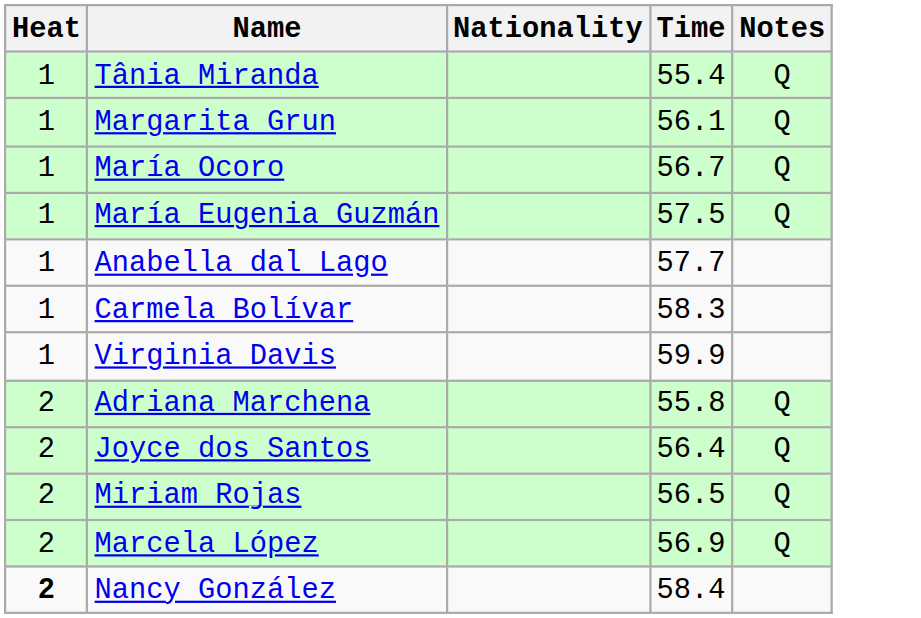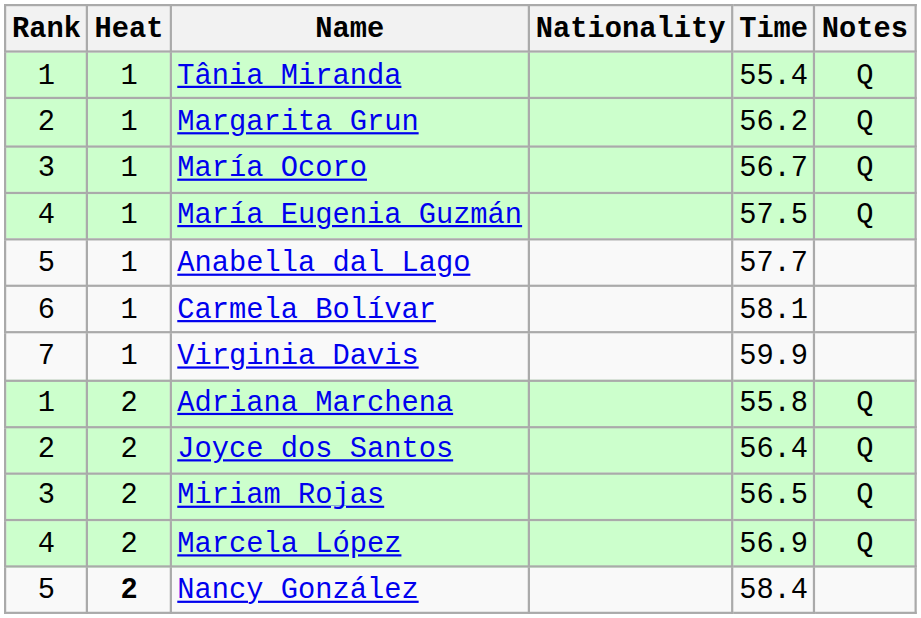+ column: (46, 29)
(691, 122) 56.1 -> (774, 122) 56.2
(691, 309) 58.3 -> (774, 309) 58.1
